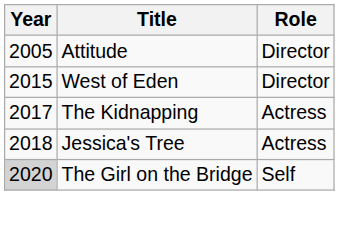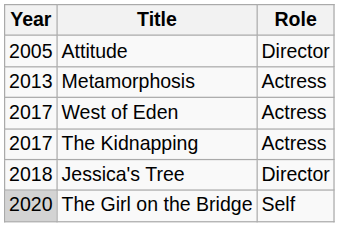+ row: (128, 81)
(31, 81) 2015 -> (31, 112) 2017
(296, 81) Director -> (294, 112) Actress
(294, 143) Actress -> (296, 174) Director
